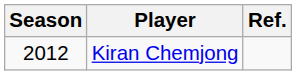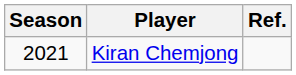(46, 53) 2012 -> (46, 53) 2021
